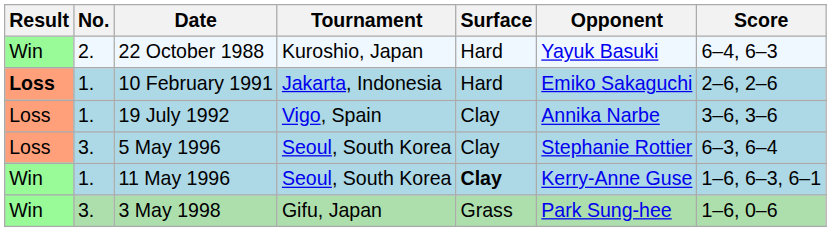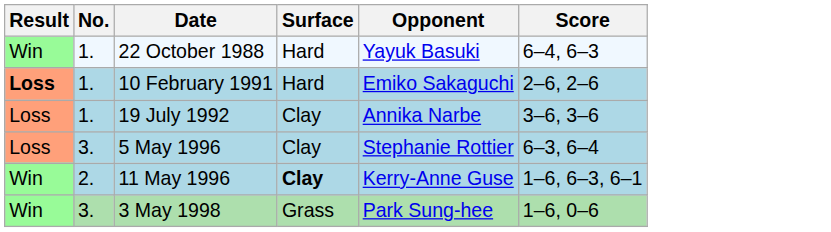- column: (367, 19)
(86, 51) 2. -> (86, 51) 1.
(86, 178) 1. -> (86, 178) 2.
